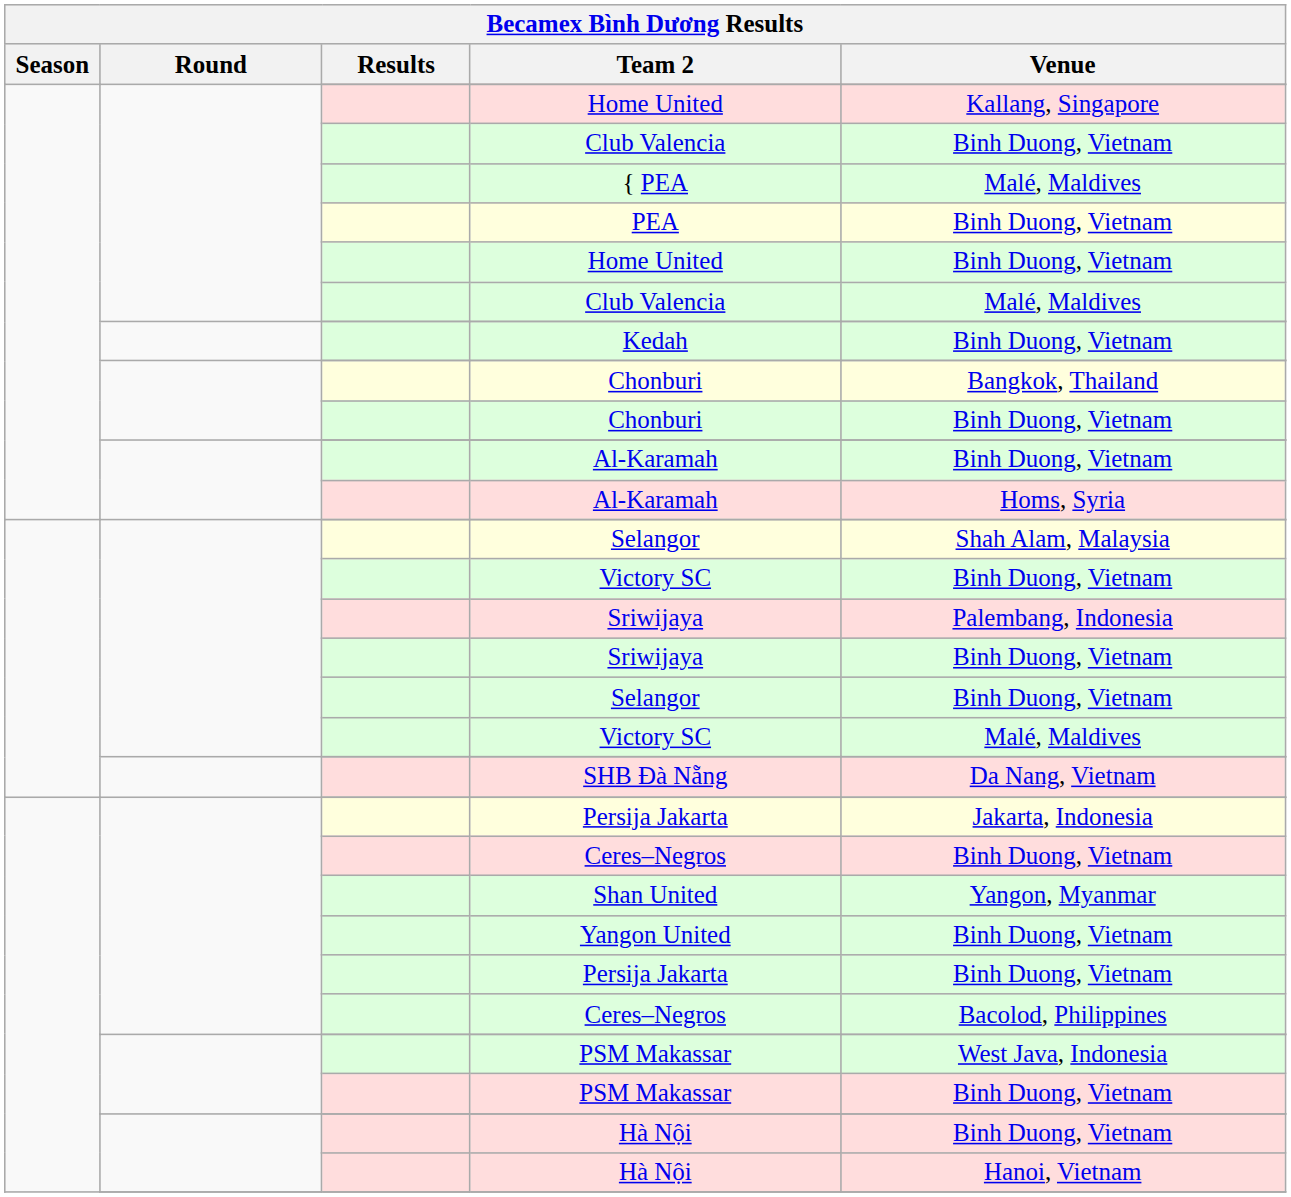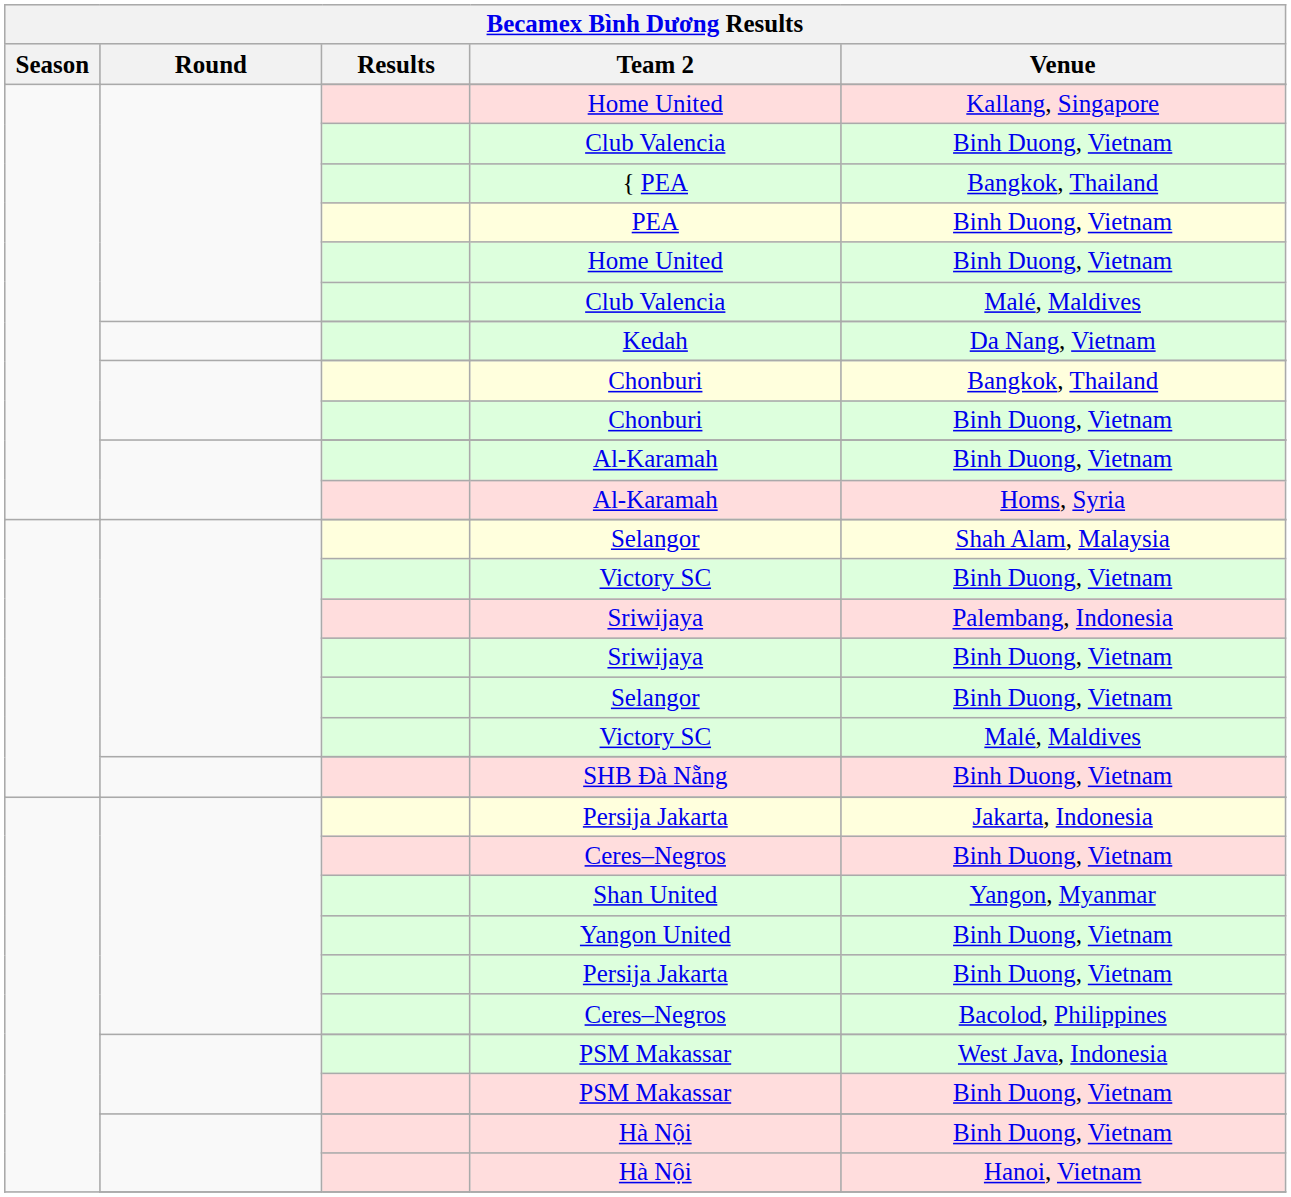(1063, 182) Malé, Maldives -> (1063, 182) Bangkok, Thailand
(1063, 340) Binh Duong, Vietnam -> (1063, 340) Da Nang, Vietnam
(1063, 776) Da Nang, Vietnam -> (1063, 776) Binh Duong, Vietnam
